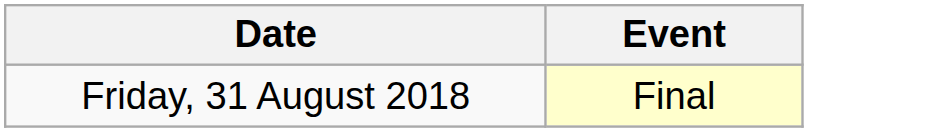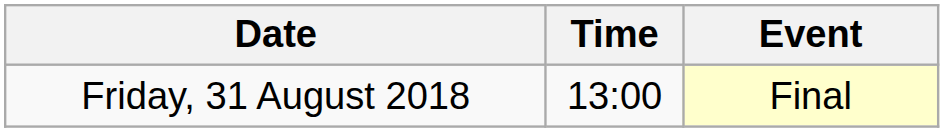+ column: (615, 34)
